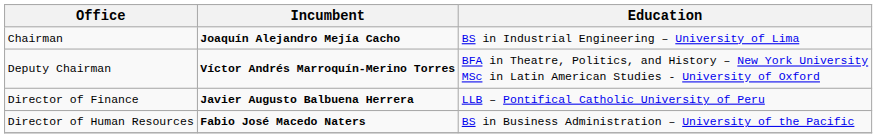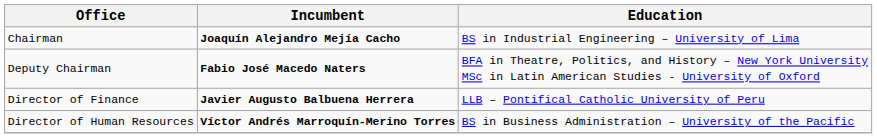(328, 69) Víctor Andrés Marroquín-Merino Torres -> (283, 69) Fabio José Macedo Naters
(283, 122) Fabio José Macedo Naters -> (328, 122) Víctor Andrés Marroquín-Merino Torres
